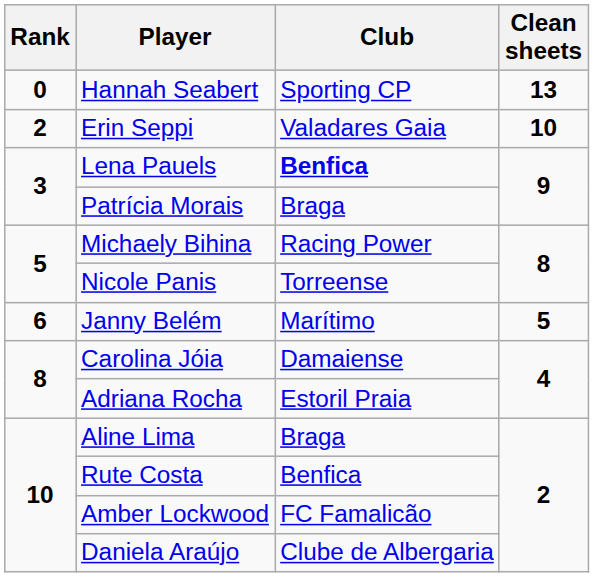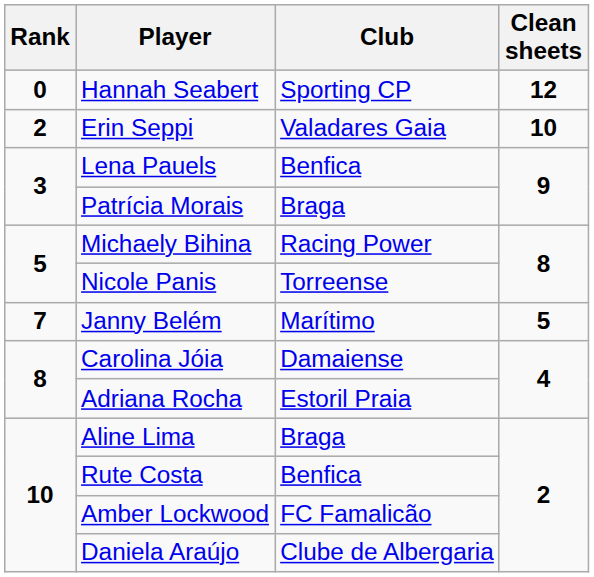(544, 89) 13 -> (544, 89) 12
(324, 166) bold -> (321, 166) normal
(40, 321) 6 -> (40, 321) 7
